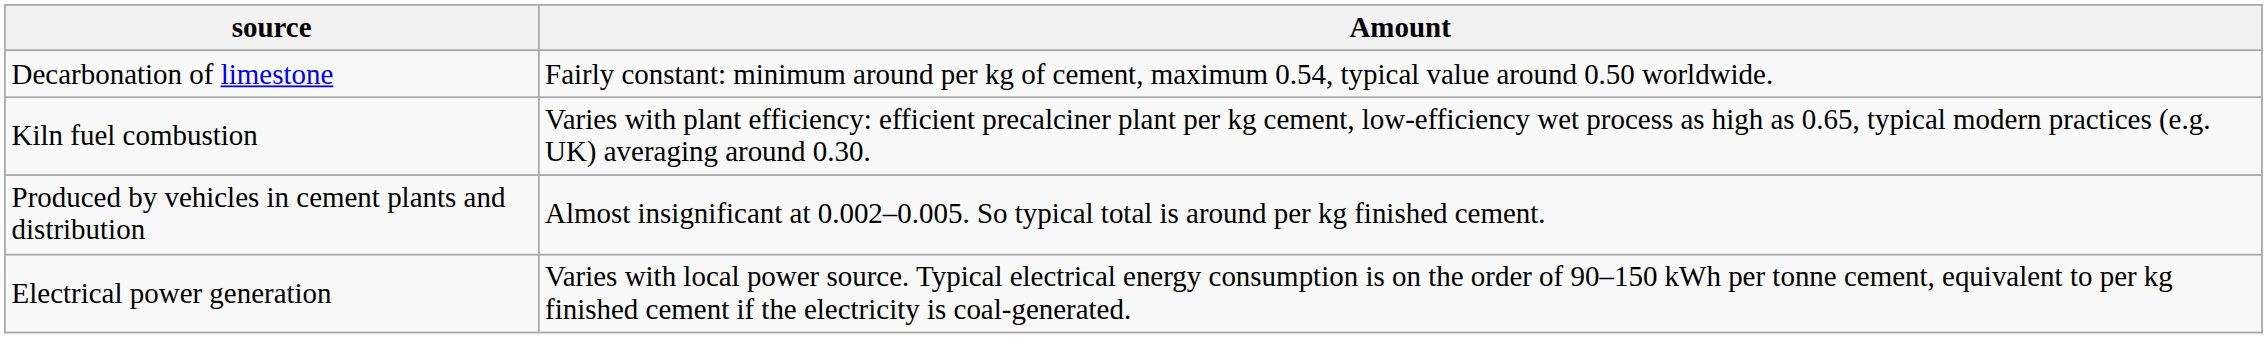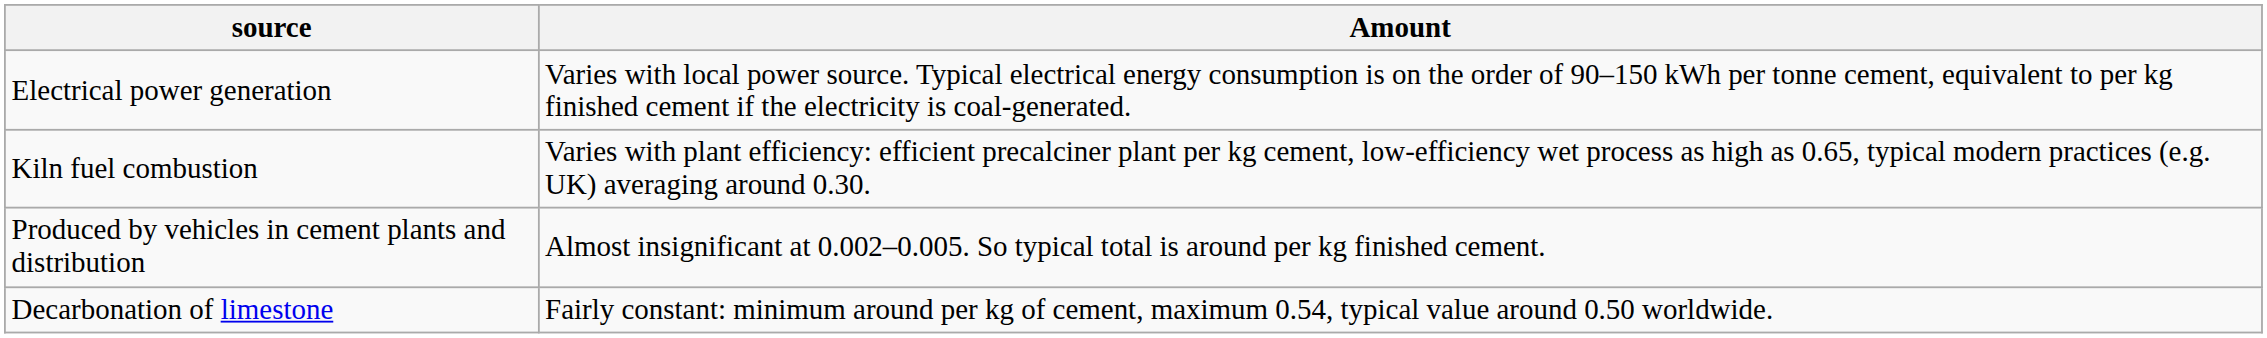rows swapped: (172, 73) <-> (172, 292)
